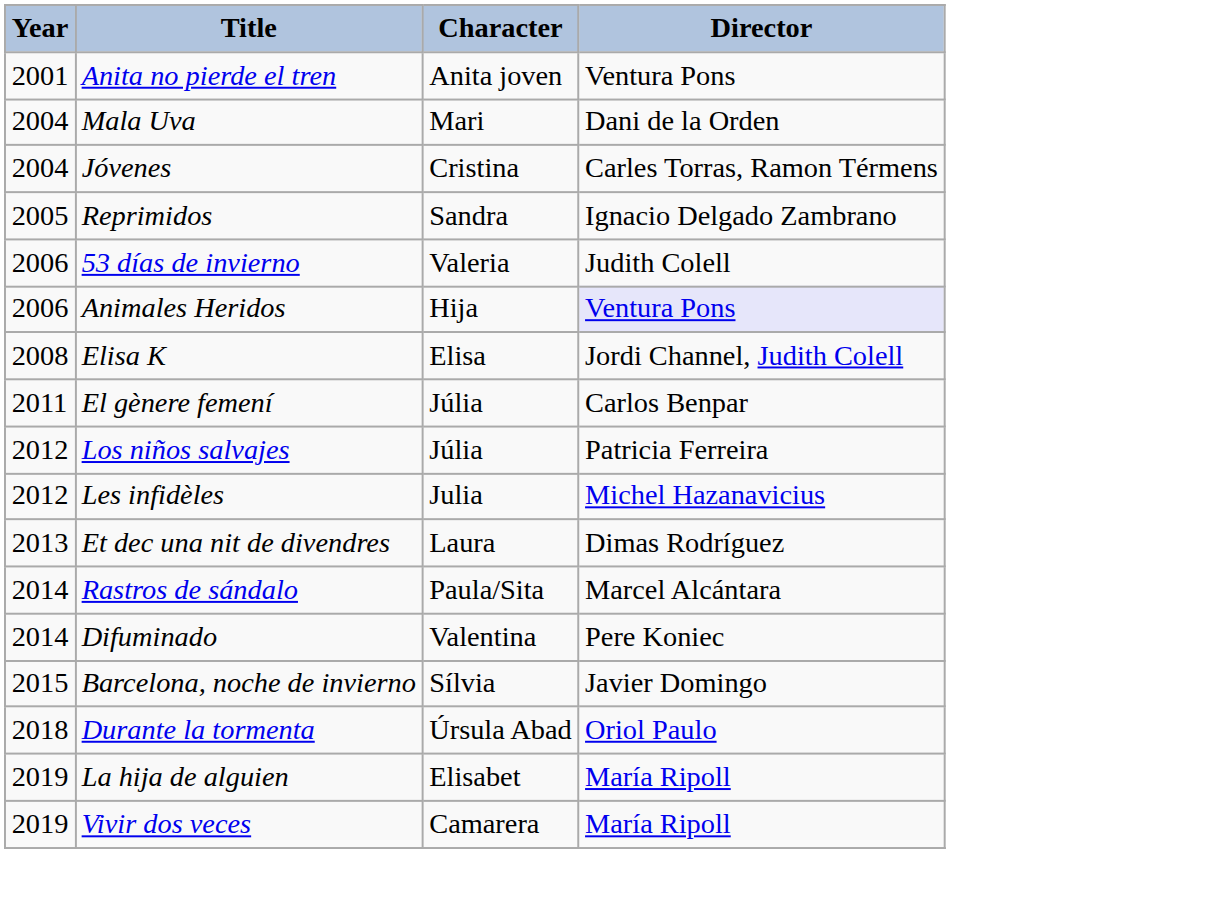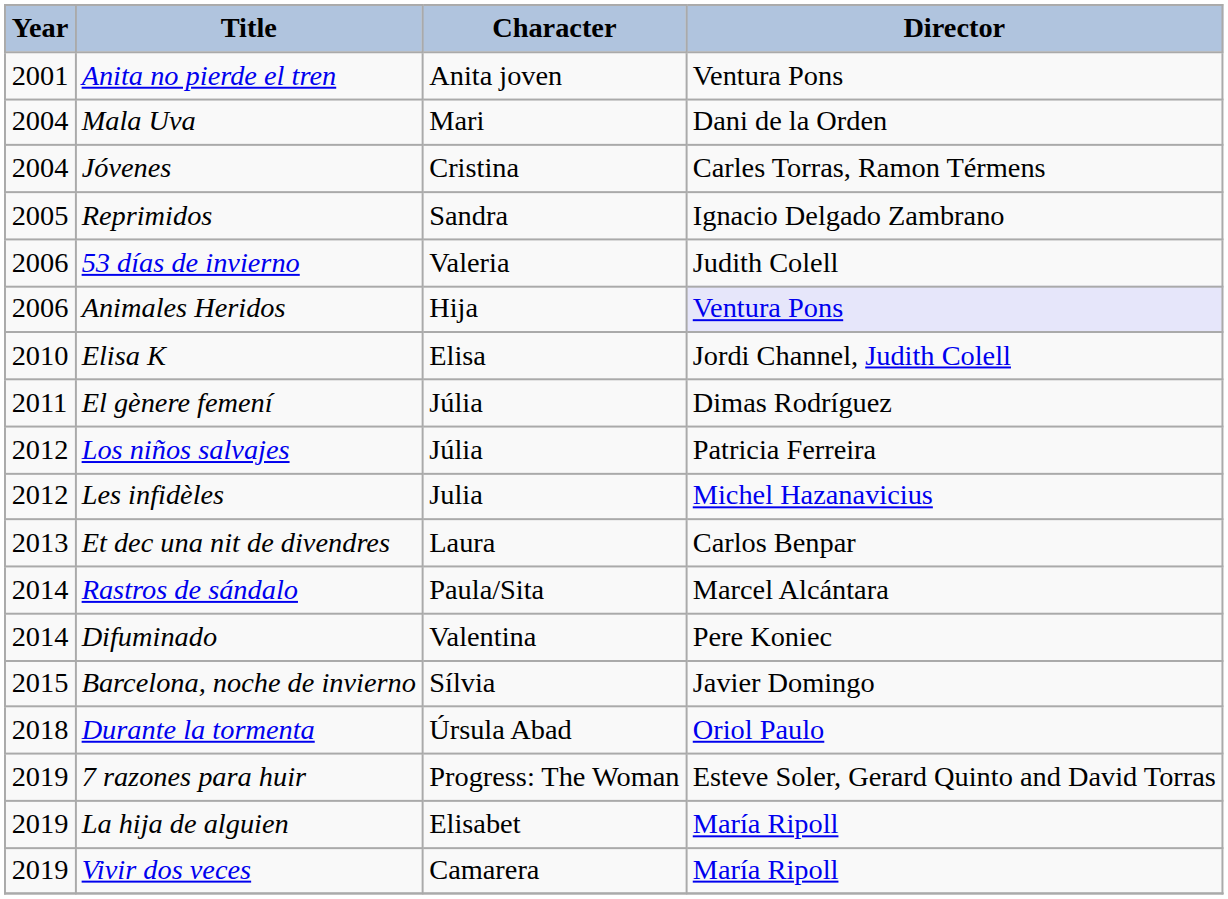(40, 355) 2008 -> (40, 355) 2010
(667, 402) Carlos Benpar -> (792, 402) Dimas Rodríguez
(685, 542) Dimas Rodríguez -> (774, 542) Carlos Benpar
+ row: (194, 776)
